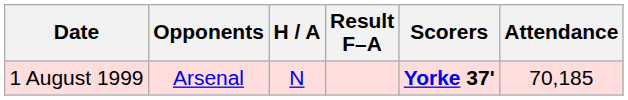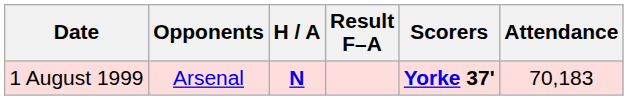(297, 77) normal -> (297, 77) bold
(561, 77) 70,185 -> (561, 77) 70,183
